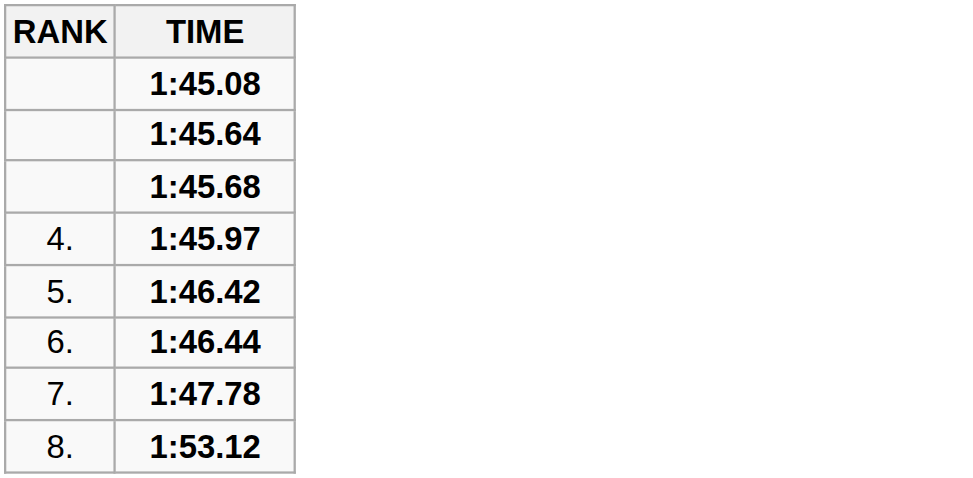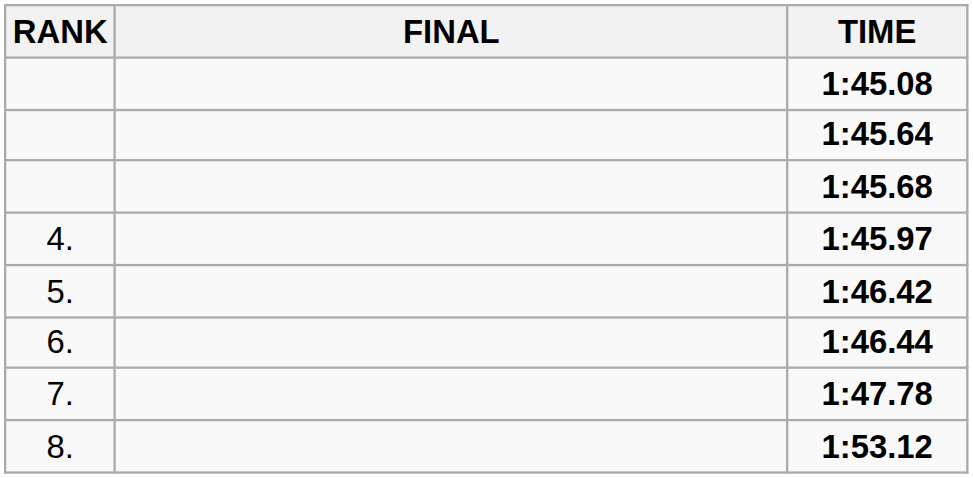+ column: (451, 31)
